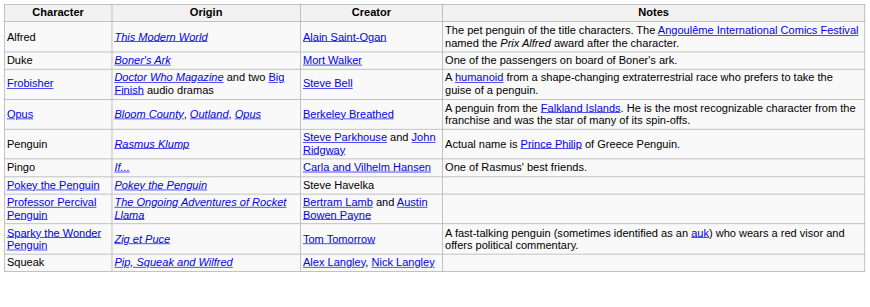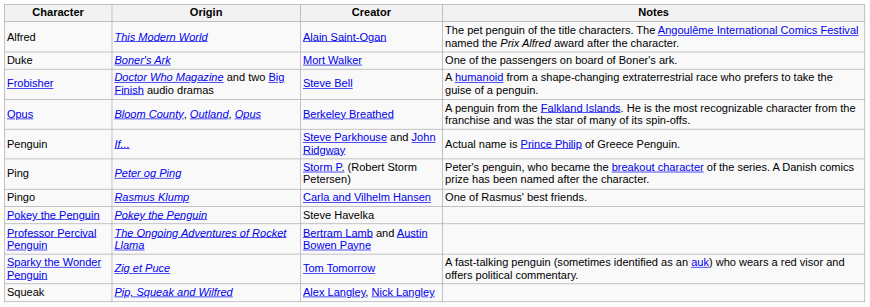(152, 144) Rasmus Klump -> (122, 144) If...
+ row: (18, 174)
(122, 167) If... -> (152, 197) Rasmus Klump
